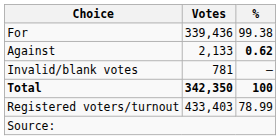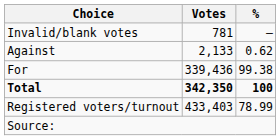rows swapped: (17, 32) <-> (73, 70)
(259, 51) bold -> (259, 51) normal
